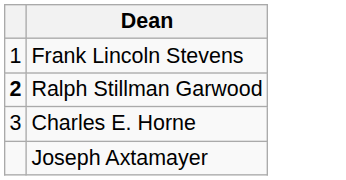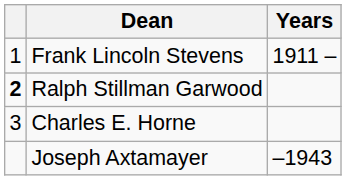+ column: (304, 21)
